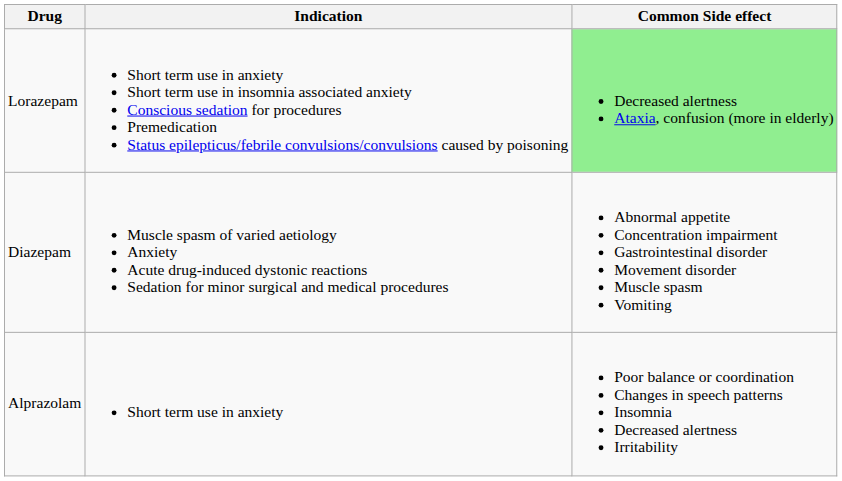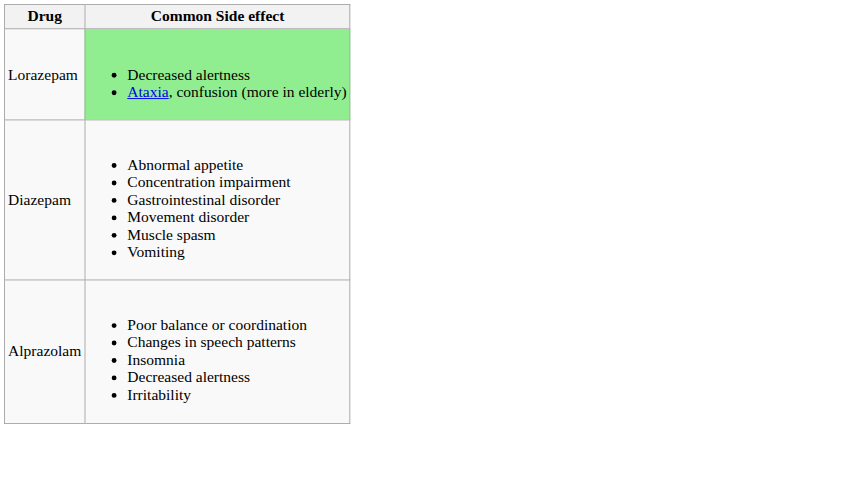- column: (328, 16)
